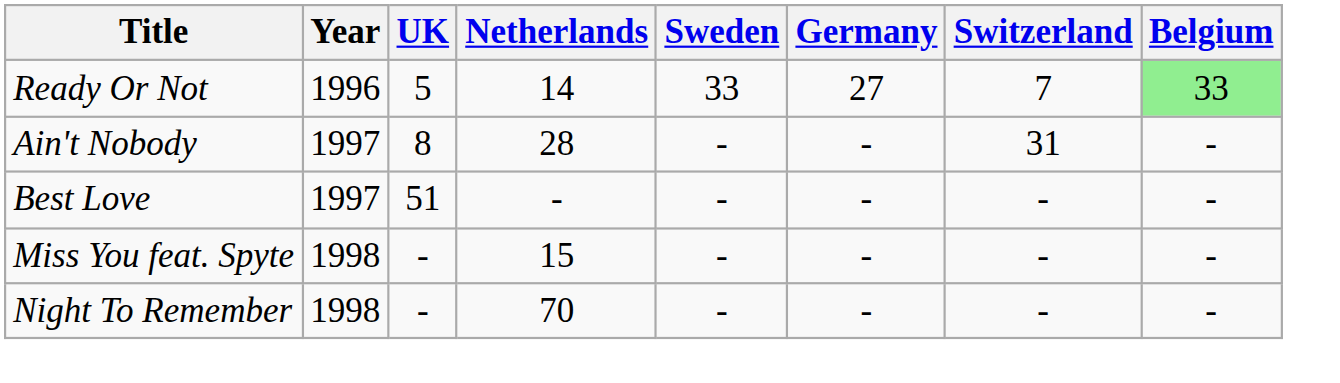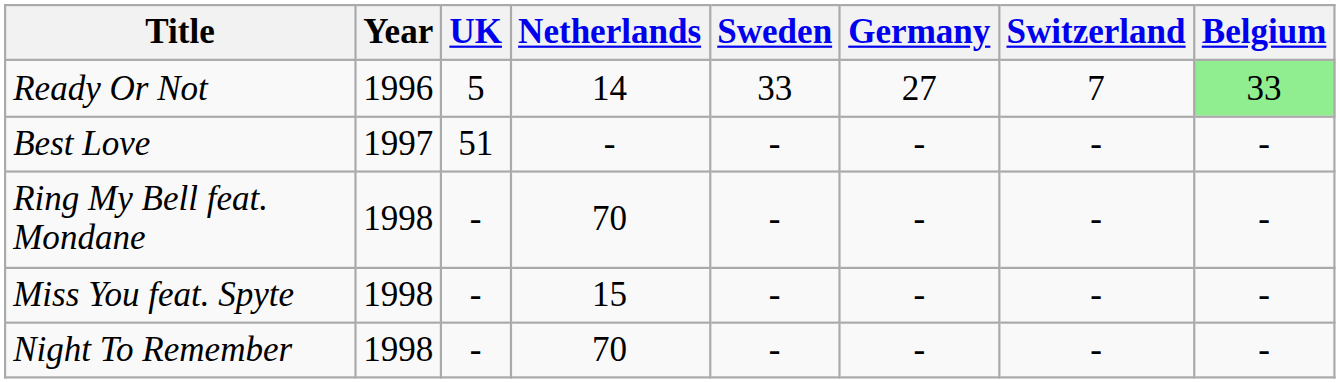- row: (105, 143)
+ row: (141, 218)
